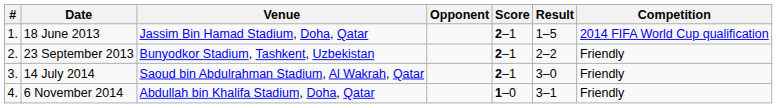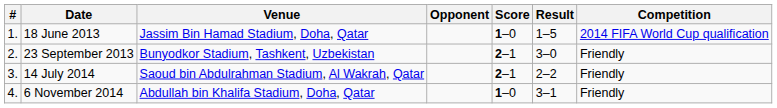(506, 34) 2–1 -> (506, 34) 1–0
(546, 53) 2–2 -> (546, 53) 3–0
(546, 73) 3–0 -> (546, 73) 2–2
